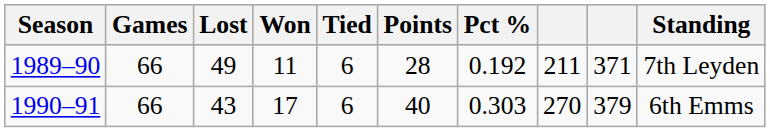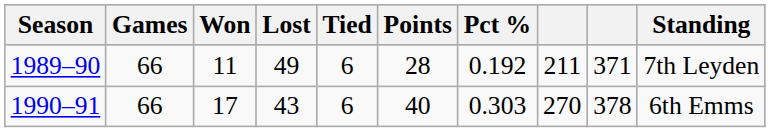columns swapped: (285, 24) <-> (223, 24)
(612, 106) 379 -> (612, 106) 378
